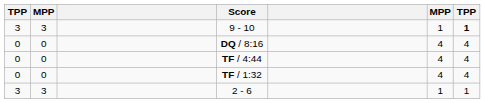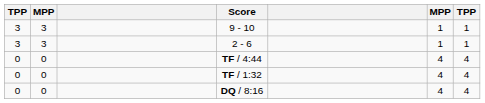(466, 28) bold -> (466, 28) normal
rows swapped: (242, 43) <-> (242, 91)
